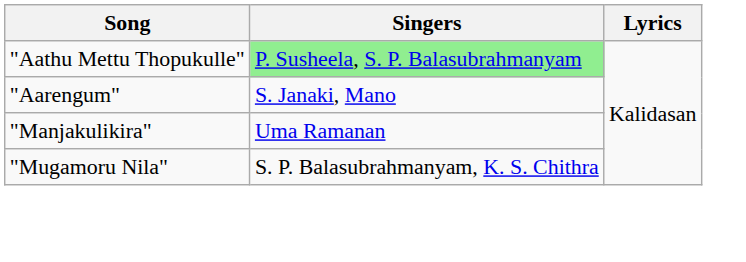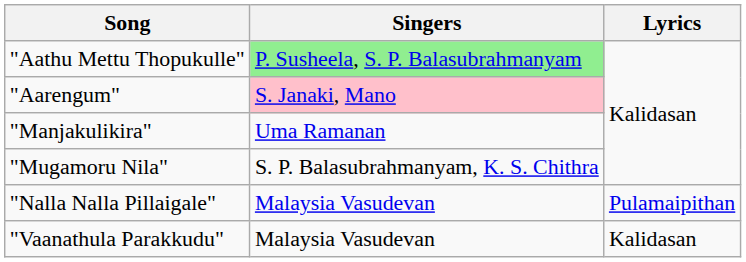(325, 94) no background -> (325, 94) pink background
+ row: (113, 203)
+ row: (117, 239)
